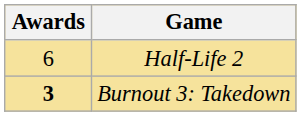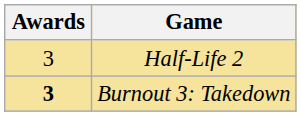(48, 57) 6 -> (48, 57) 3
